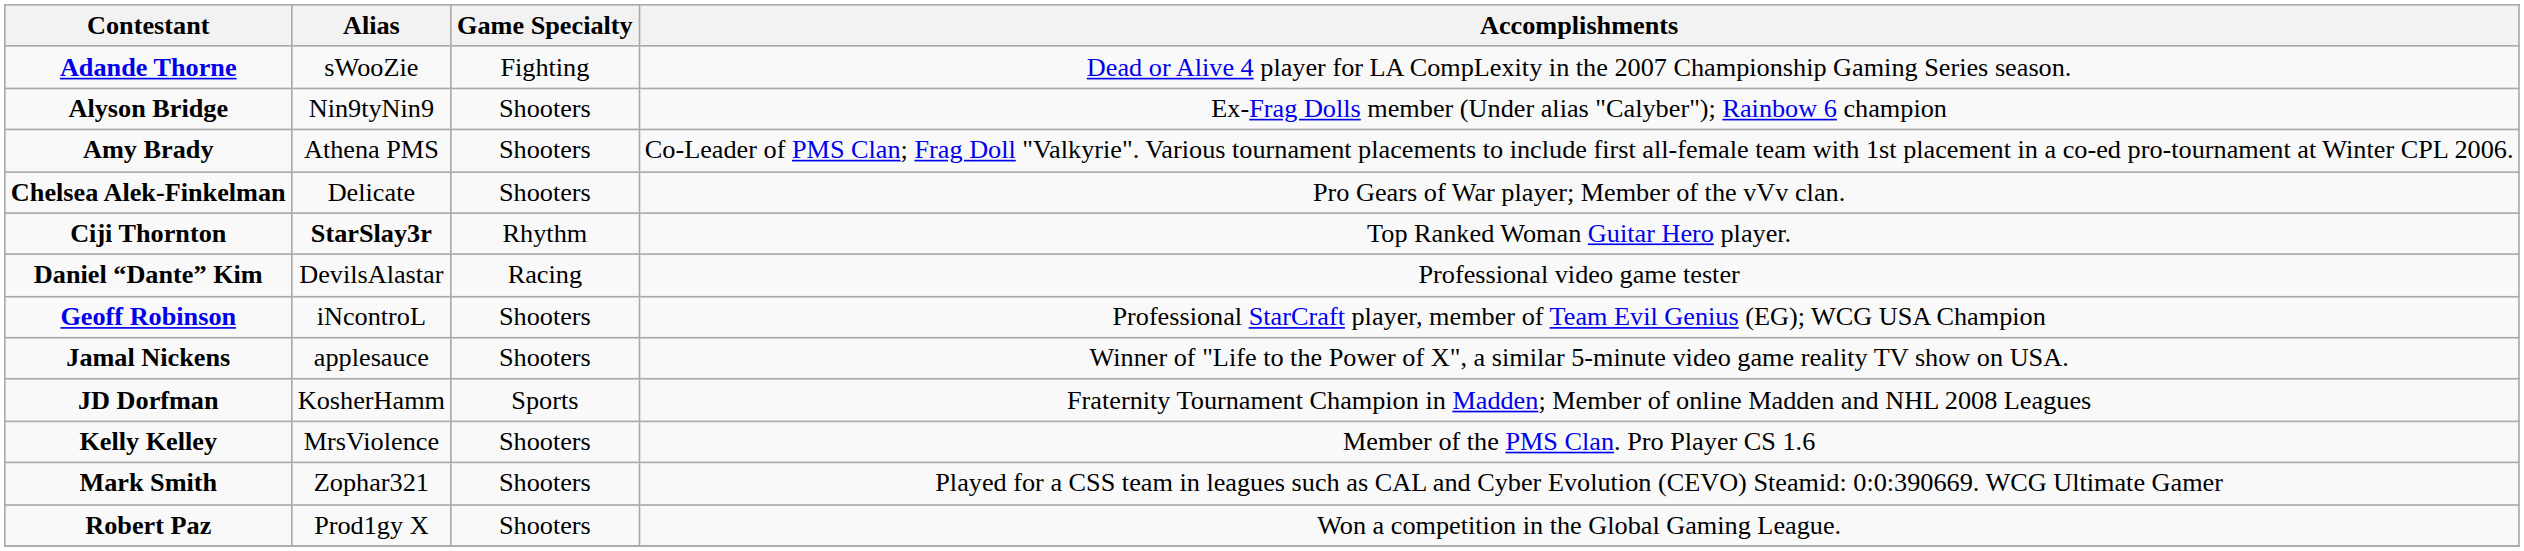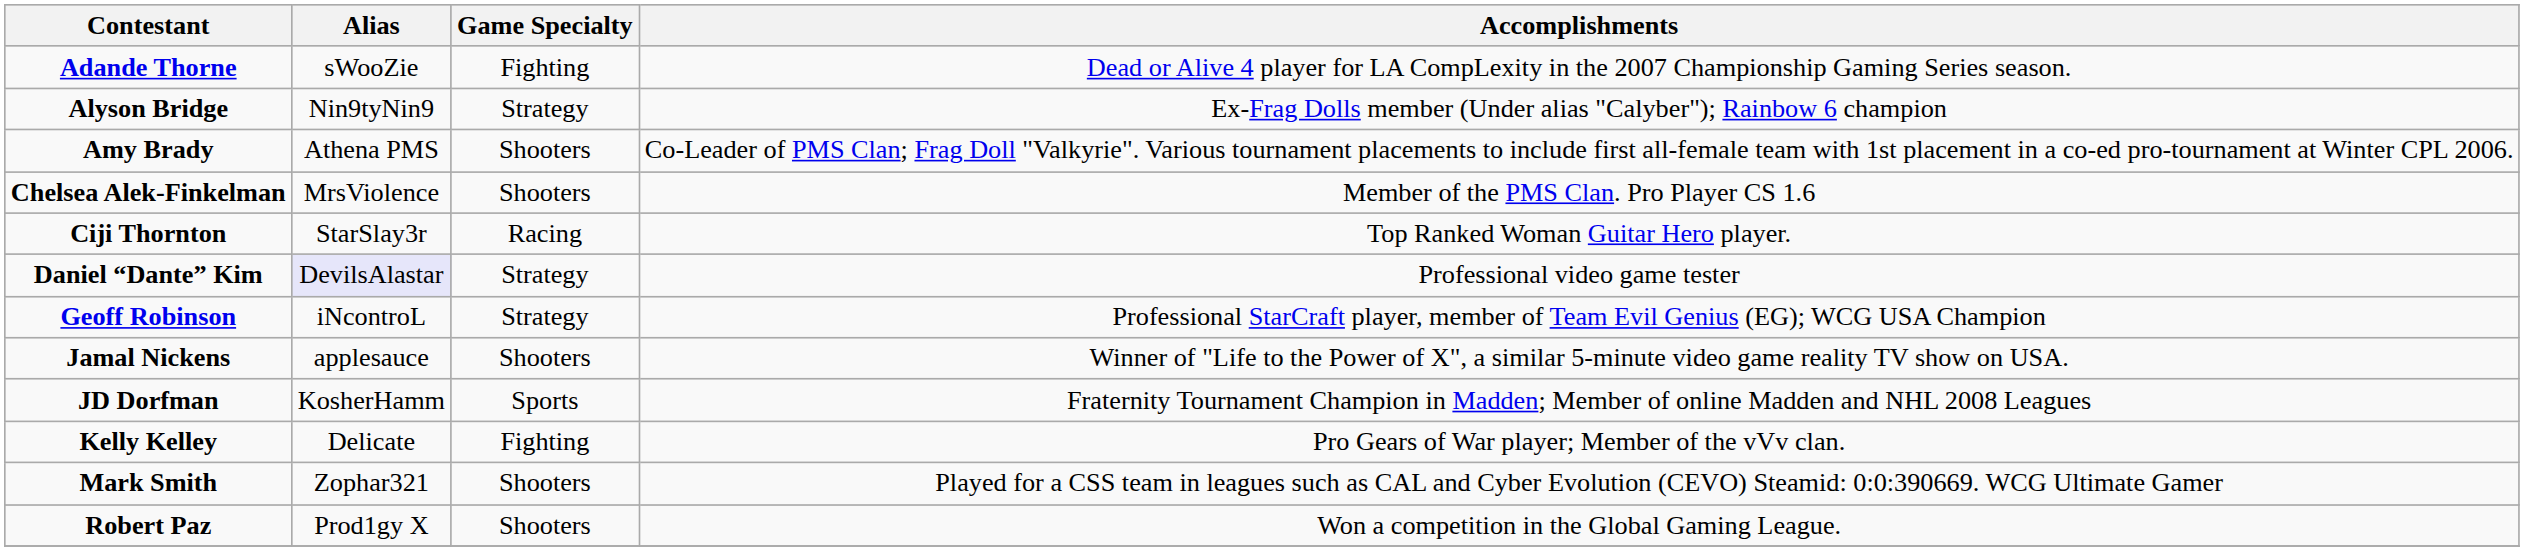(545, 108) Shooters -> (545, 108) Strategy
(371, 191) Delicate -> (371, 191) MrsViolence
(1579, 191) Pro Gears of War player; Member of the vVv clan. -> (1579, 191) Member of the PMS Clan. Pro Player CS 1.6
(371, 233) bold -> (371, 233) normal
(545, 233) Rhythm -> (545, 233) Racing
(371, 274) no background -> (371, 274) lavender background
(545, 274) Racing -> (545, 274) Strategy
(545, 316) Shooters -> (545, 316) Strategy
(371, 441) MrsViolence -> (371, 441) Delicate
(545, 441) Shooters -> (545, 441) Fighting
(1579, 441) Member of the PMS Clan. Pro Player CS 1.6 -> (1579, 441) Pro Gears of War player; Member of the vVv clan.
